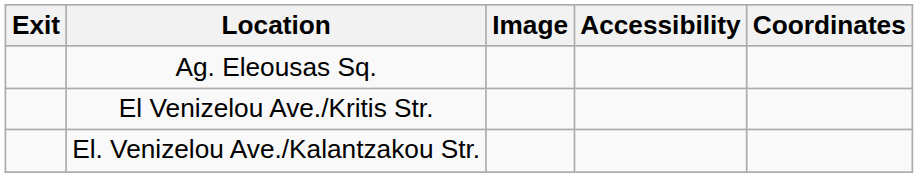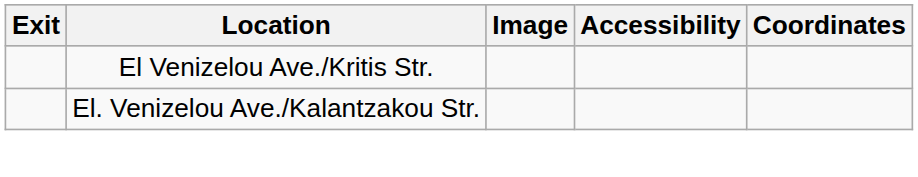- row: (276, 66)
